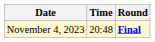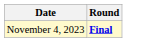- column: (101, 12)
